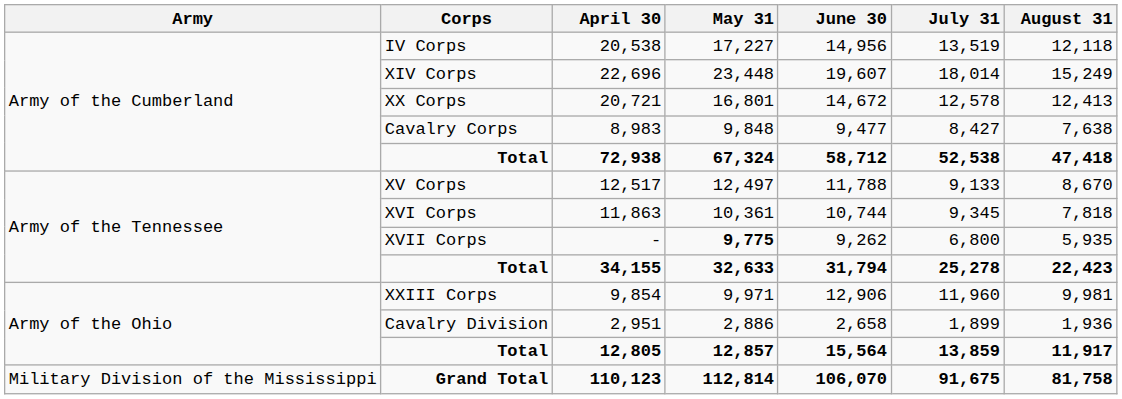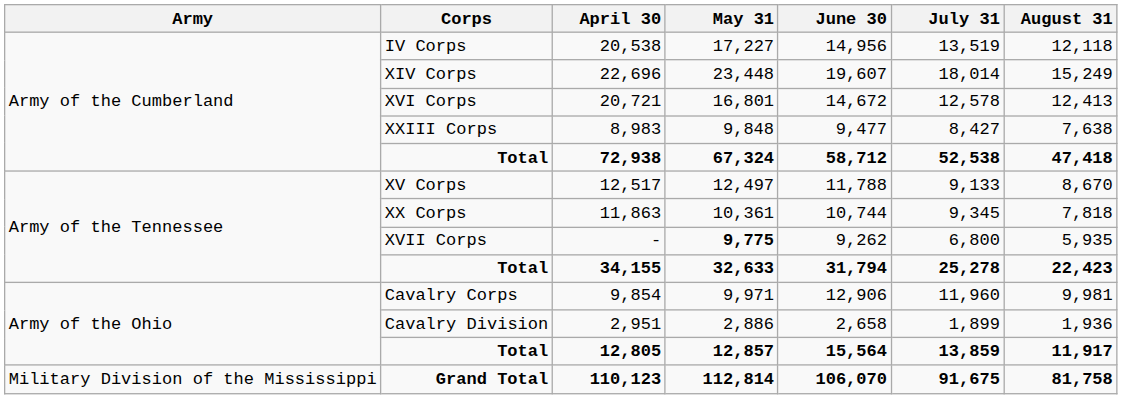(426, 102) XX Corps -> (431, 102) XVI Corps
(451, 130) Cavalry Corps -> (441, 130) XXIII Corps
(431, 213) XVI Corps -> (426, 213) XX Corps
(441, 296) XXIII Corps -> (451, 296) Cavalry Corps
